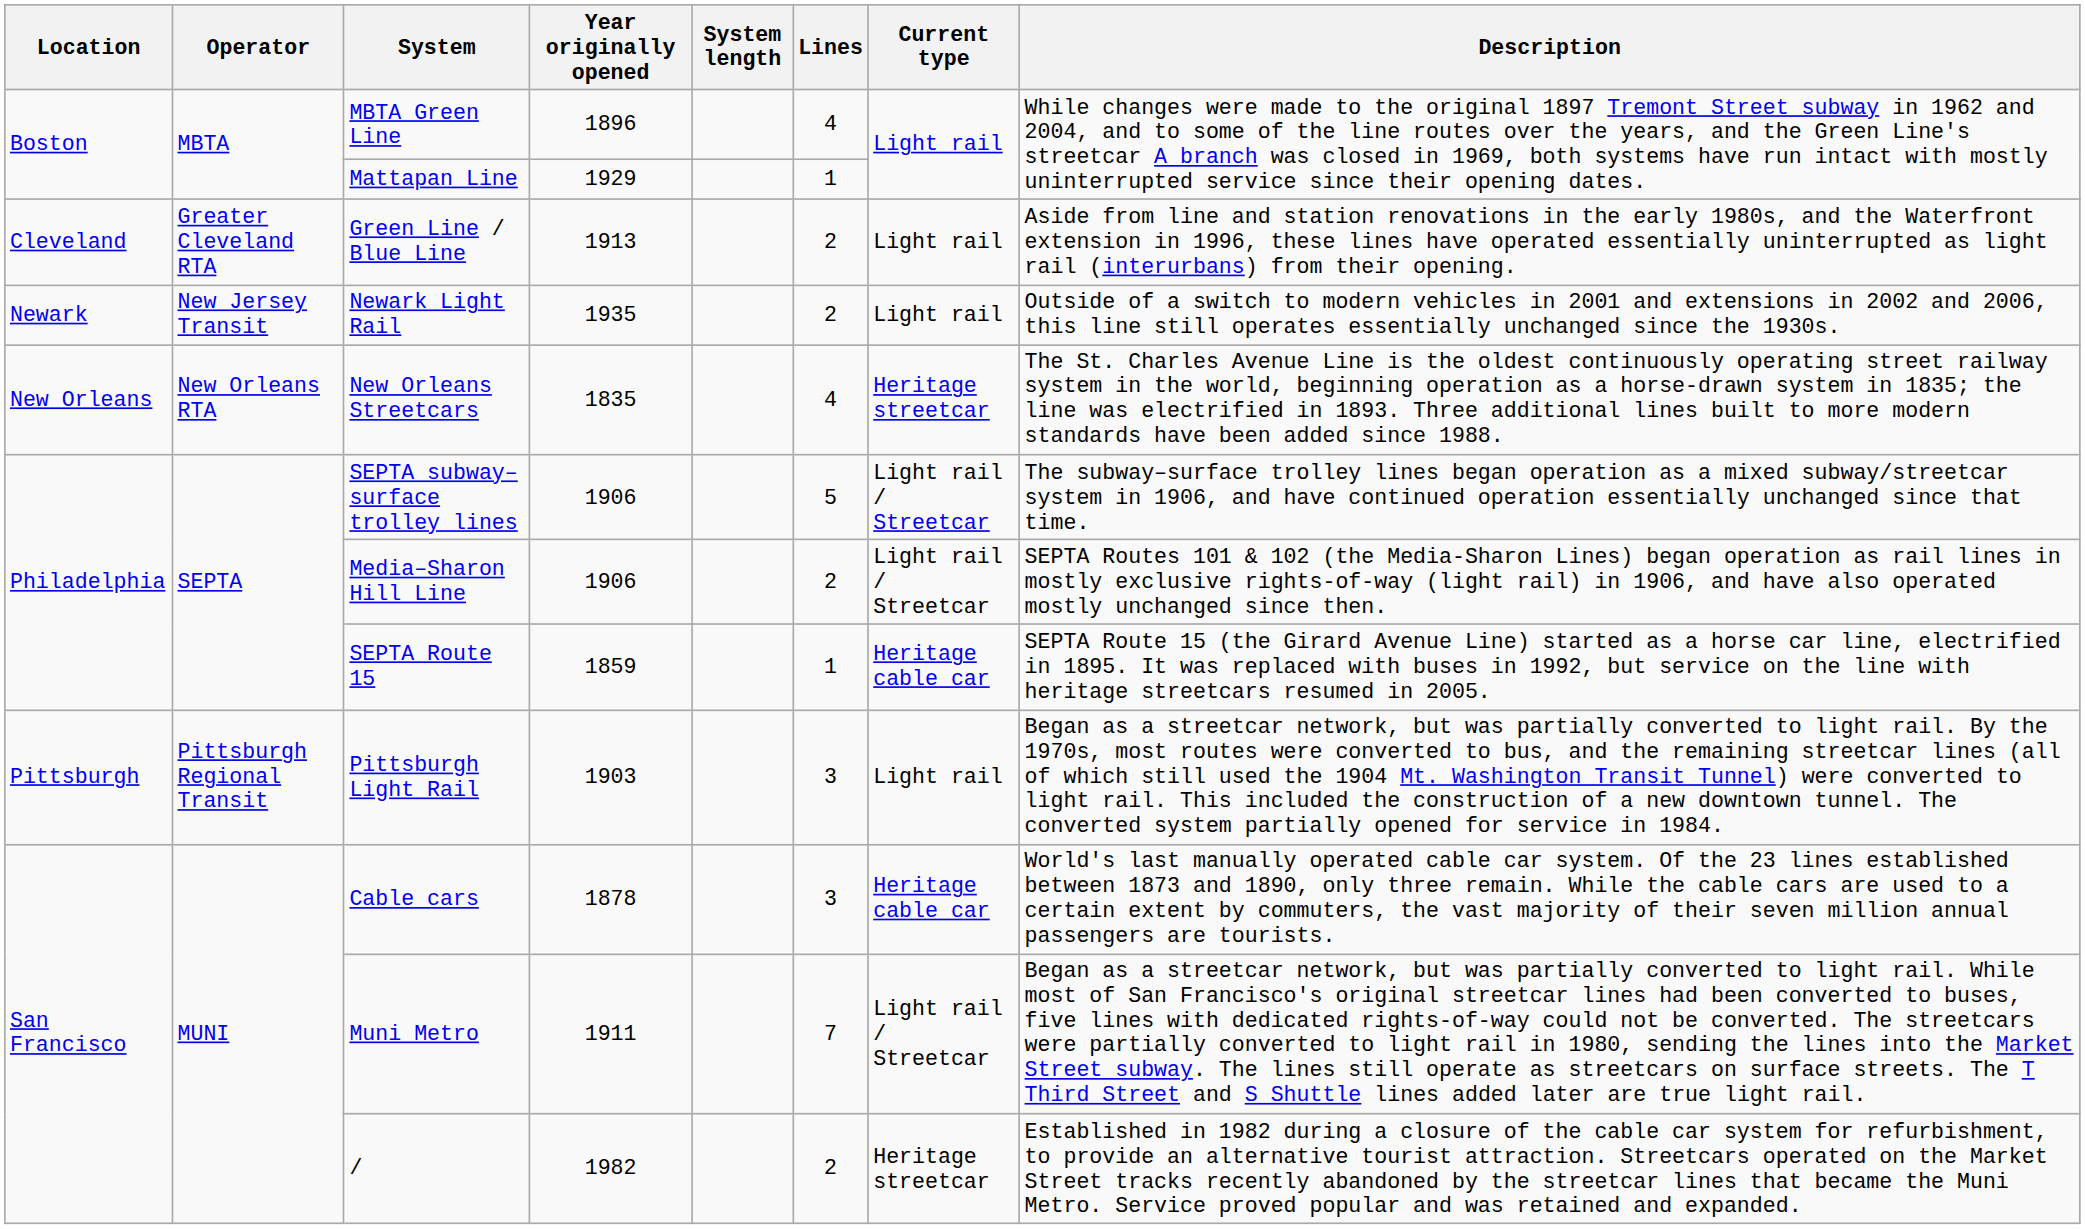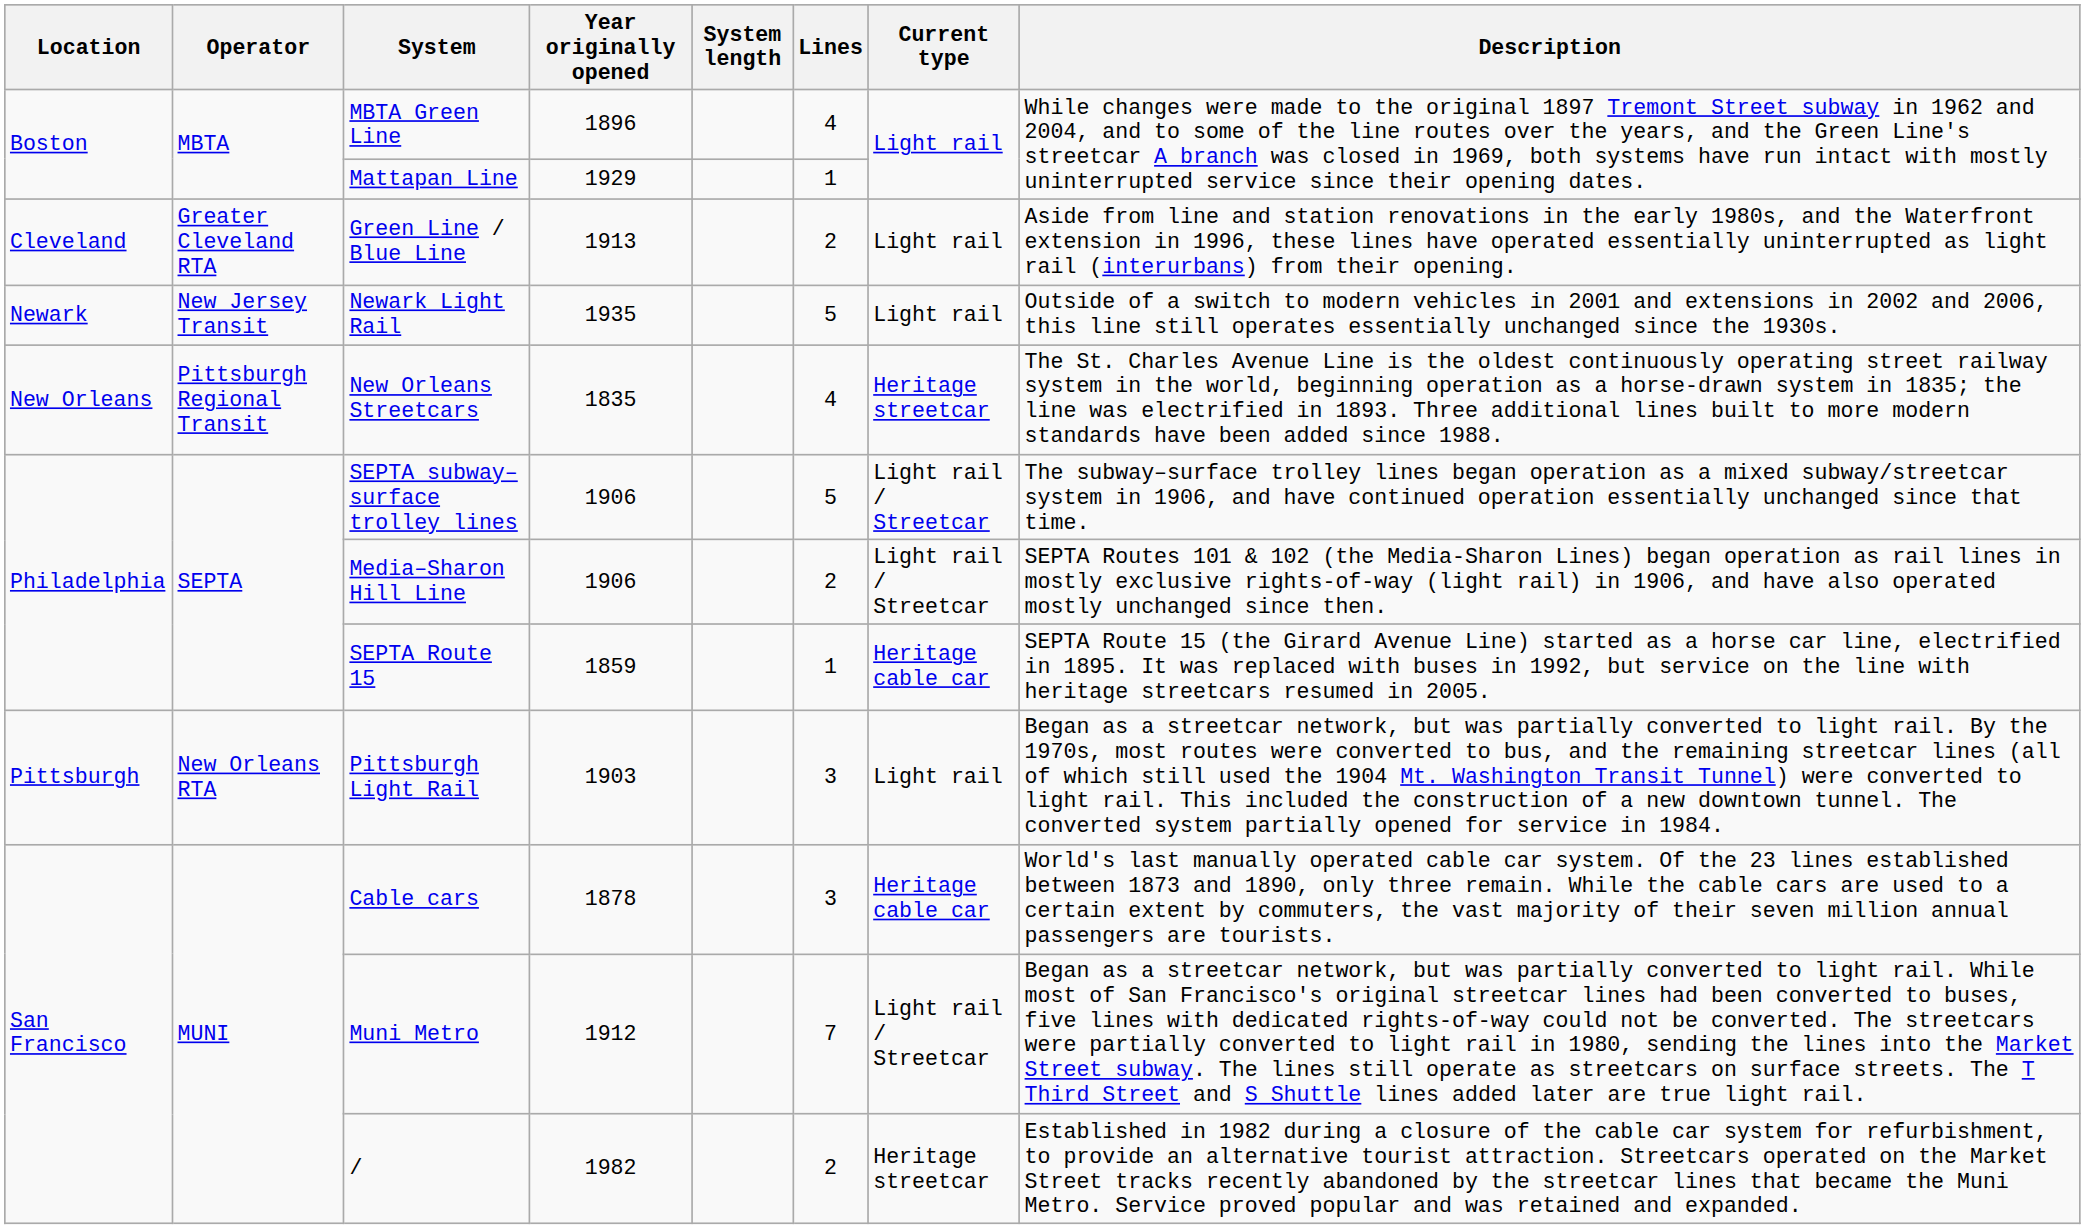(831, 315) 2 -> (831, 315) 5
(249, 400) New Orleans RTA -> (242, 400) Pittsburgh Regional Transit
(242, 777) Pittsburgh Regional Transit -> (249, 777) New Orleans RTA
(611, 1034) 1911 -> (611, 1034) 1912
